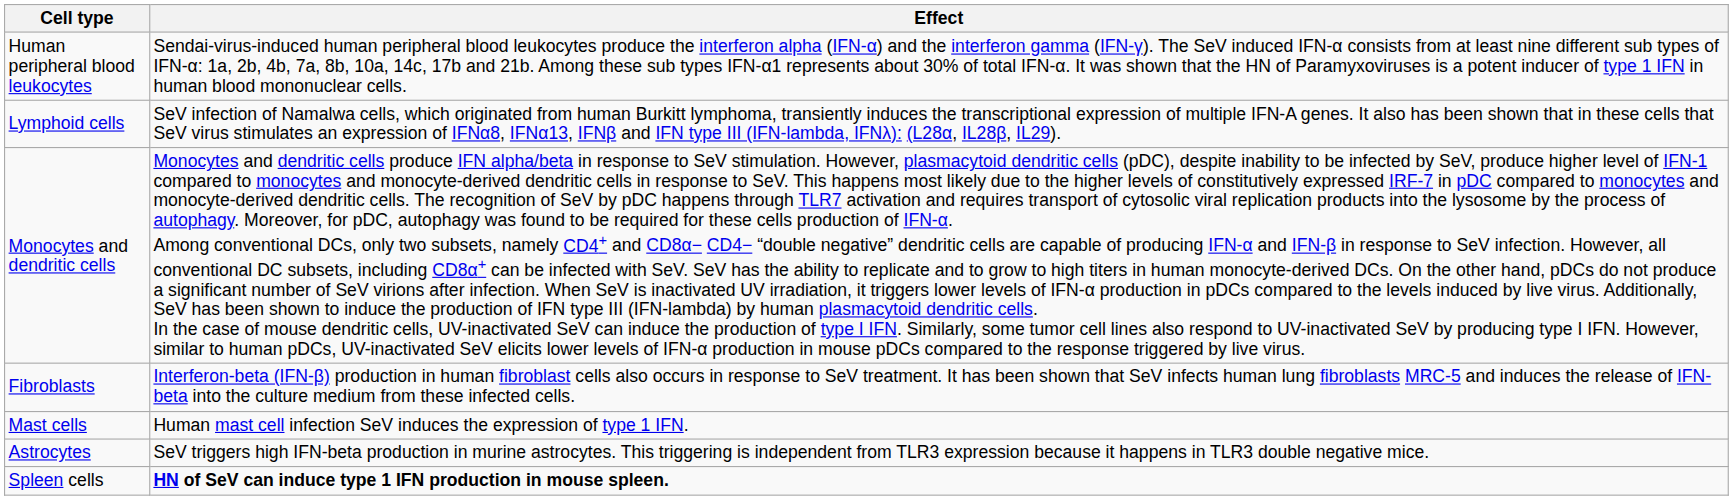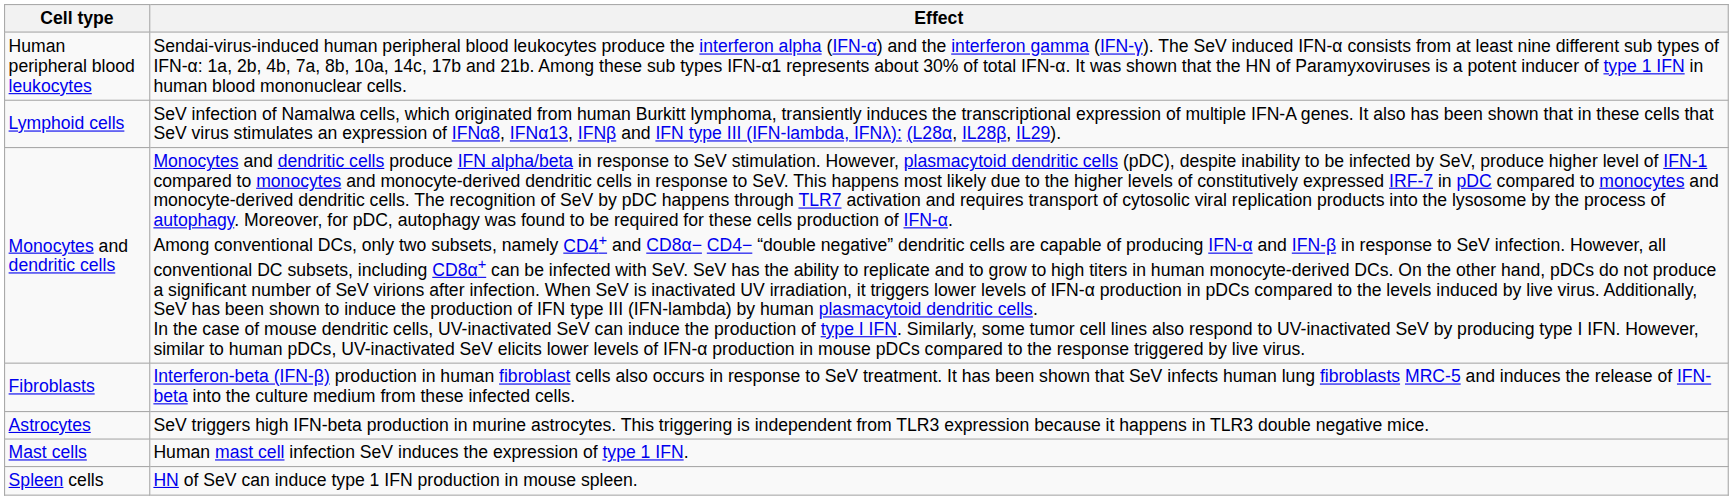rows swapped: (48, 424) <-> (50, 452)
(411, 480) bold -> (396, 480) normal
